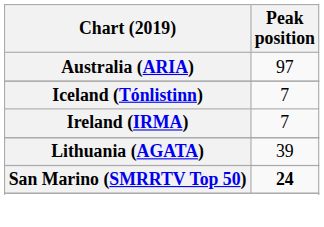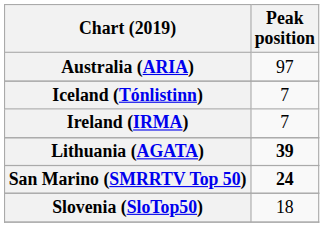(285, 151) normal -> (285, 151) bold
+ row: (128, 207)
